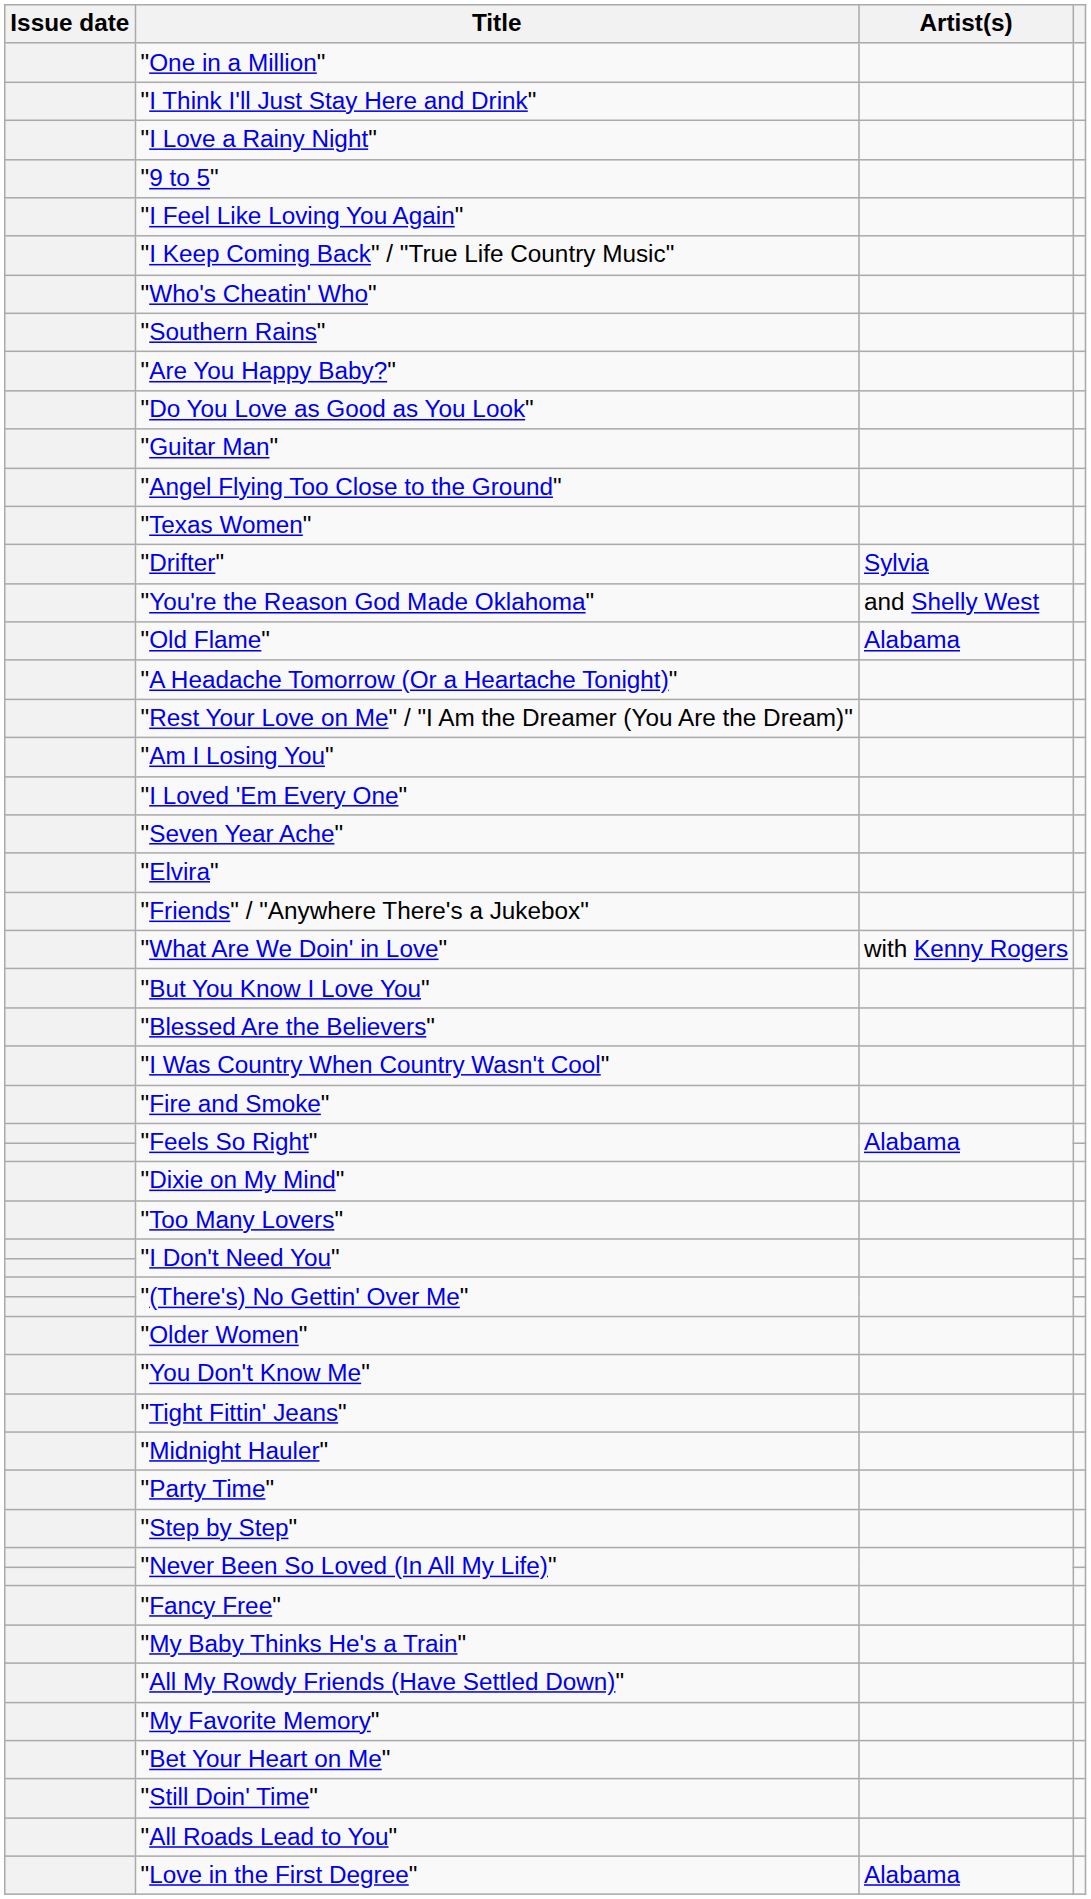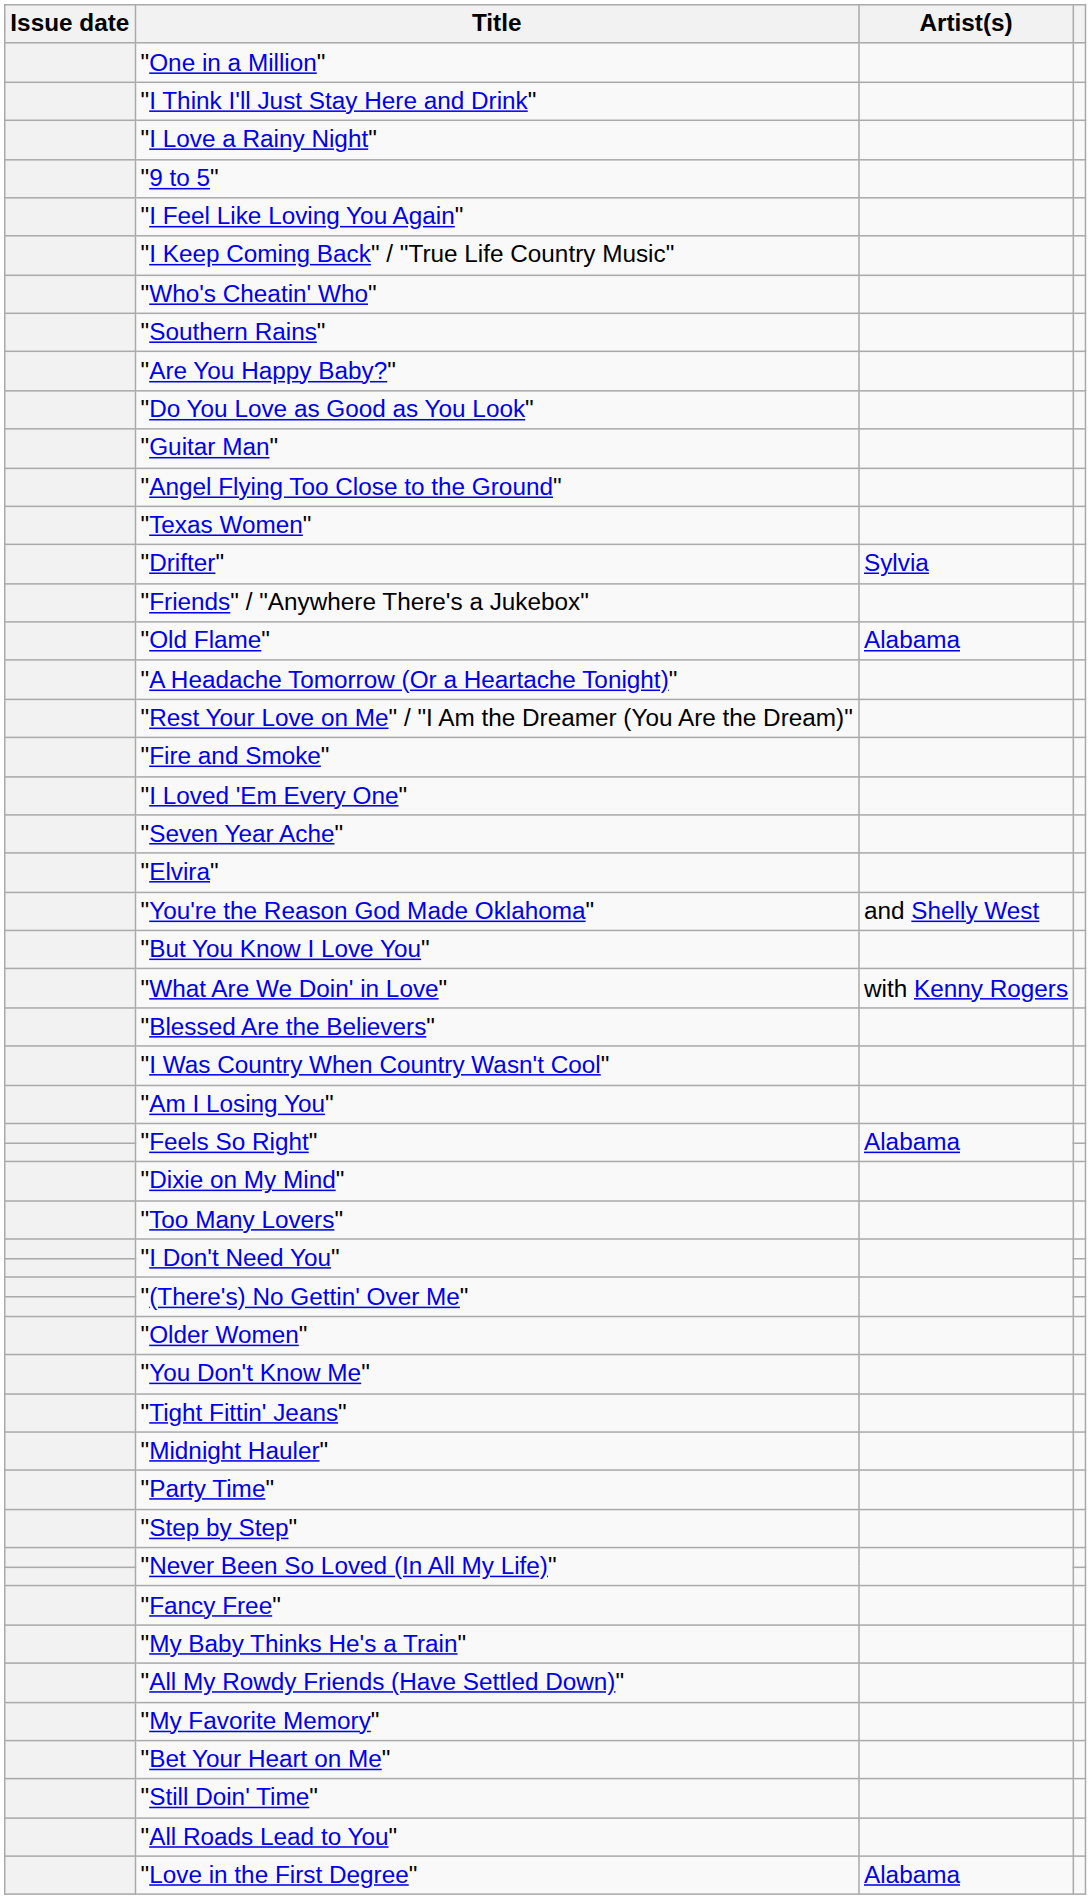rows swapped: (367, 602) <-> (365, 910)
rows swapped: (237, 756) <-> (235, 1103)
rows swapped: (294, 949) <-> (285, 988)
